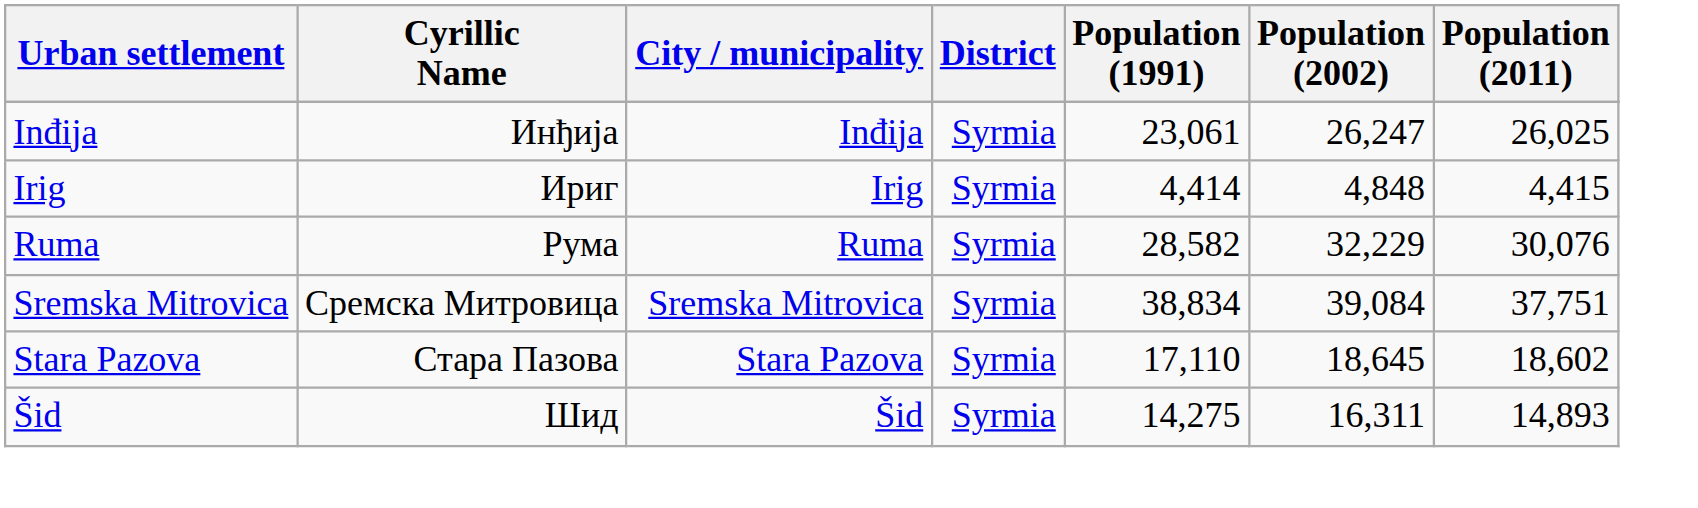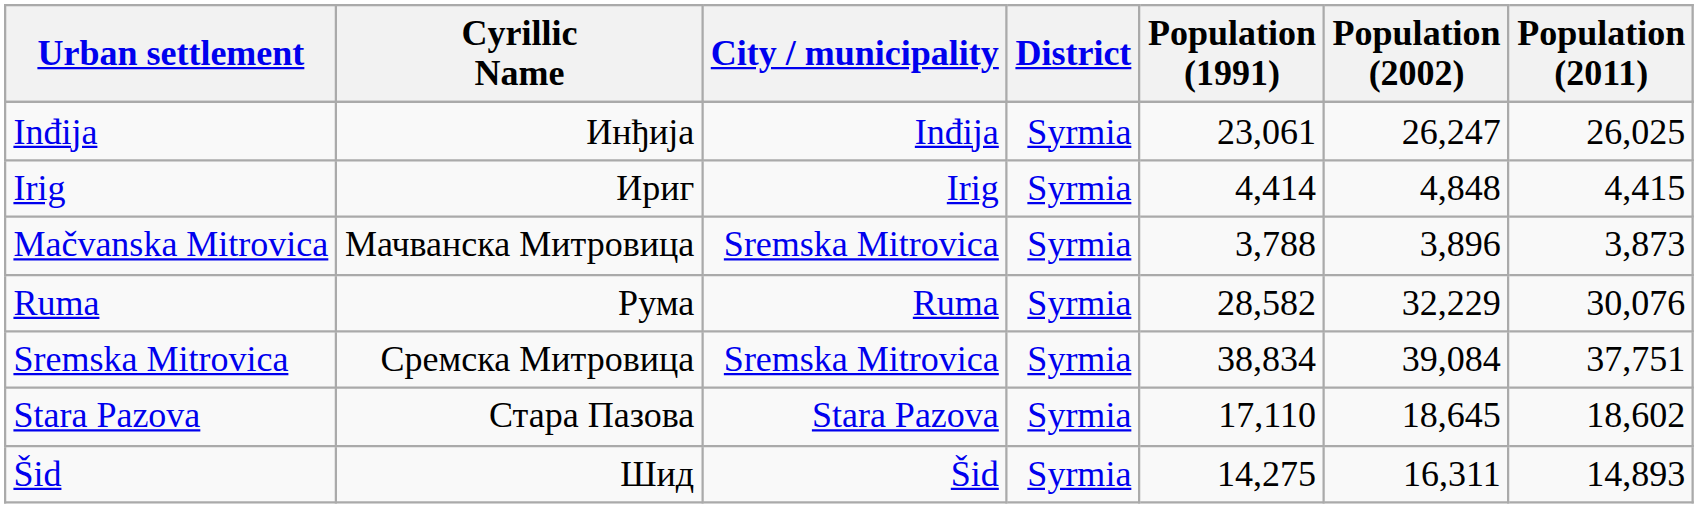+ row: (171, 244)
